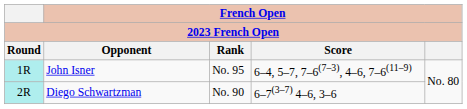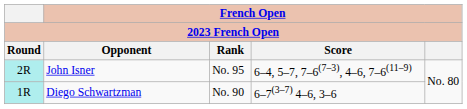(24, 70) 1R -> (24, 70) 2R
(24, 92) 2R -> (24, 92) 1R
